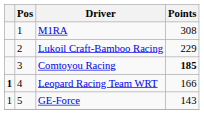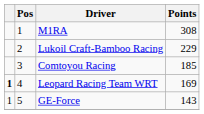(188, 66) bold -> (188, 66) normal
(188, 83) 166 -> (188, 83) 169
